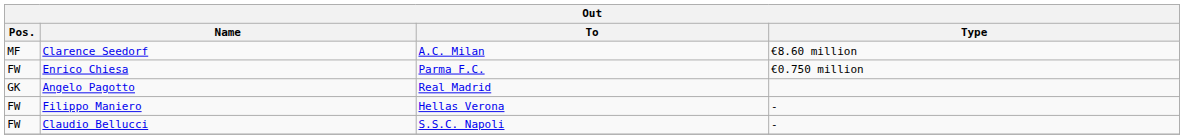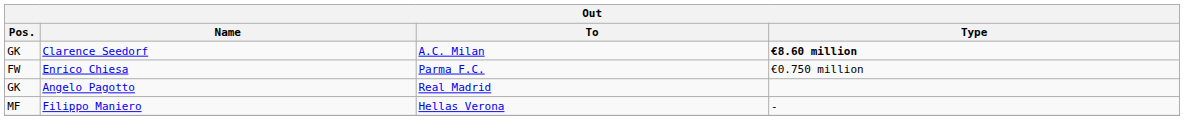(14, 50) MF -> (14, 50) GK
(814, 50) normal -> (814, 50) bold
(14, 106) FW -> (14, 106) MF
- row: (95, 124)
